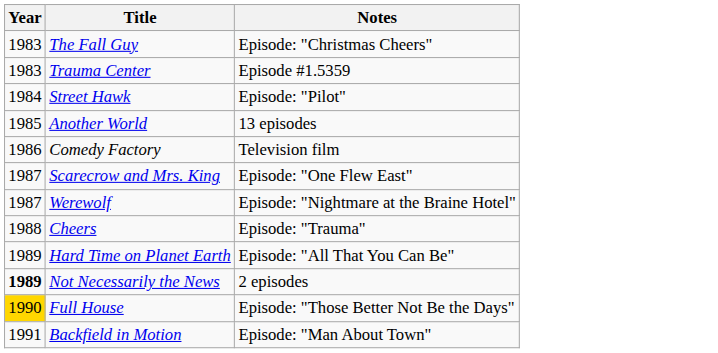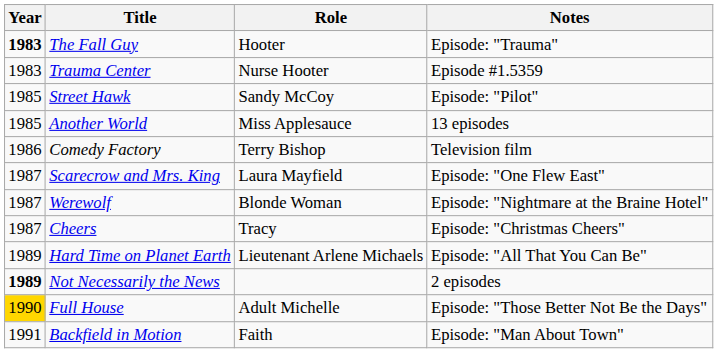+ column: (331, 17)
(25, 44) normal -> (25, 44) bold
(335, 44) Episode: "Christmas Cheers" -> (495, 44) Episode: "Trauma"
(25, 96) 1984 -> (25, 96) 1985
(25, 228) 1988 -> (25, 228) 1987
(302, 228) Episode: "Trauma" -> (528, 228) Episode: "Christmas Cheers"
